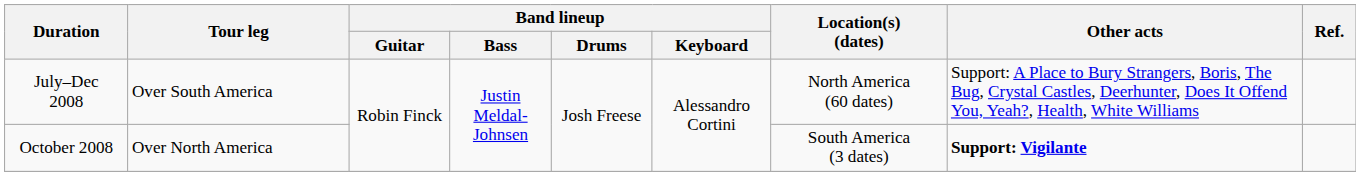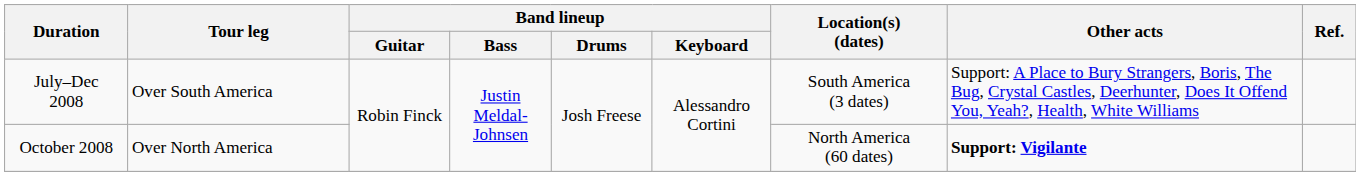(859, 91) North America (60 dates) -> (859, 91) South America (3 dates)
(859, 147) South America (3 dates) -> (859, 147) North America (60 dates)
